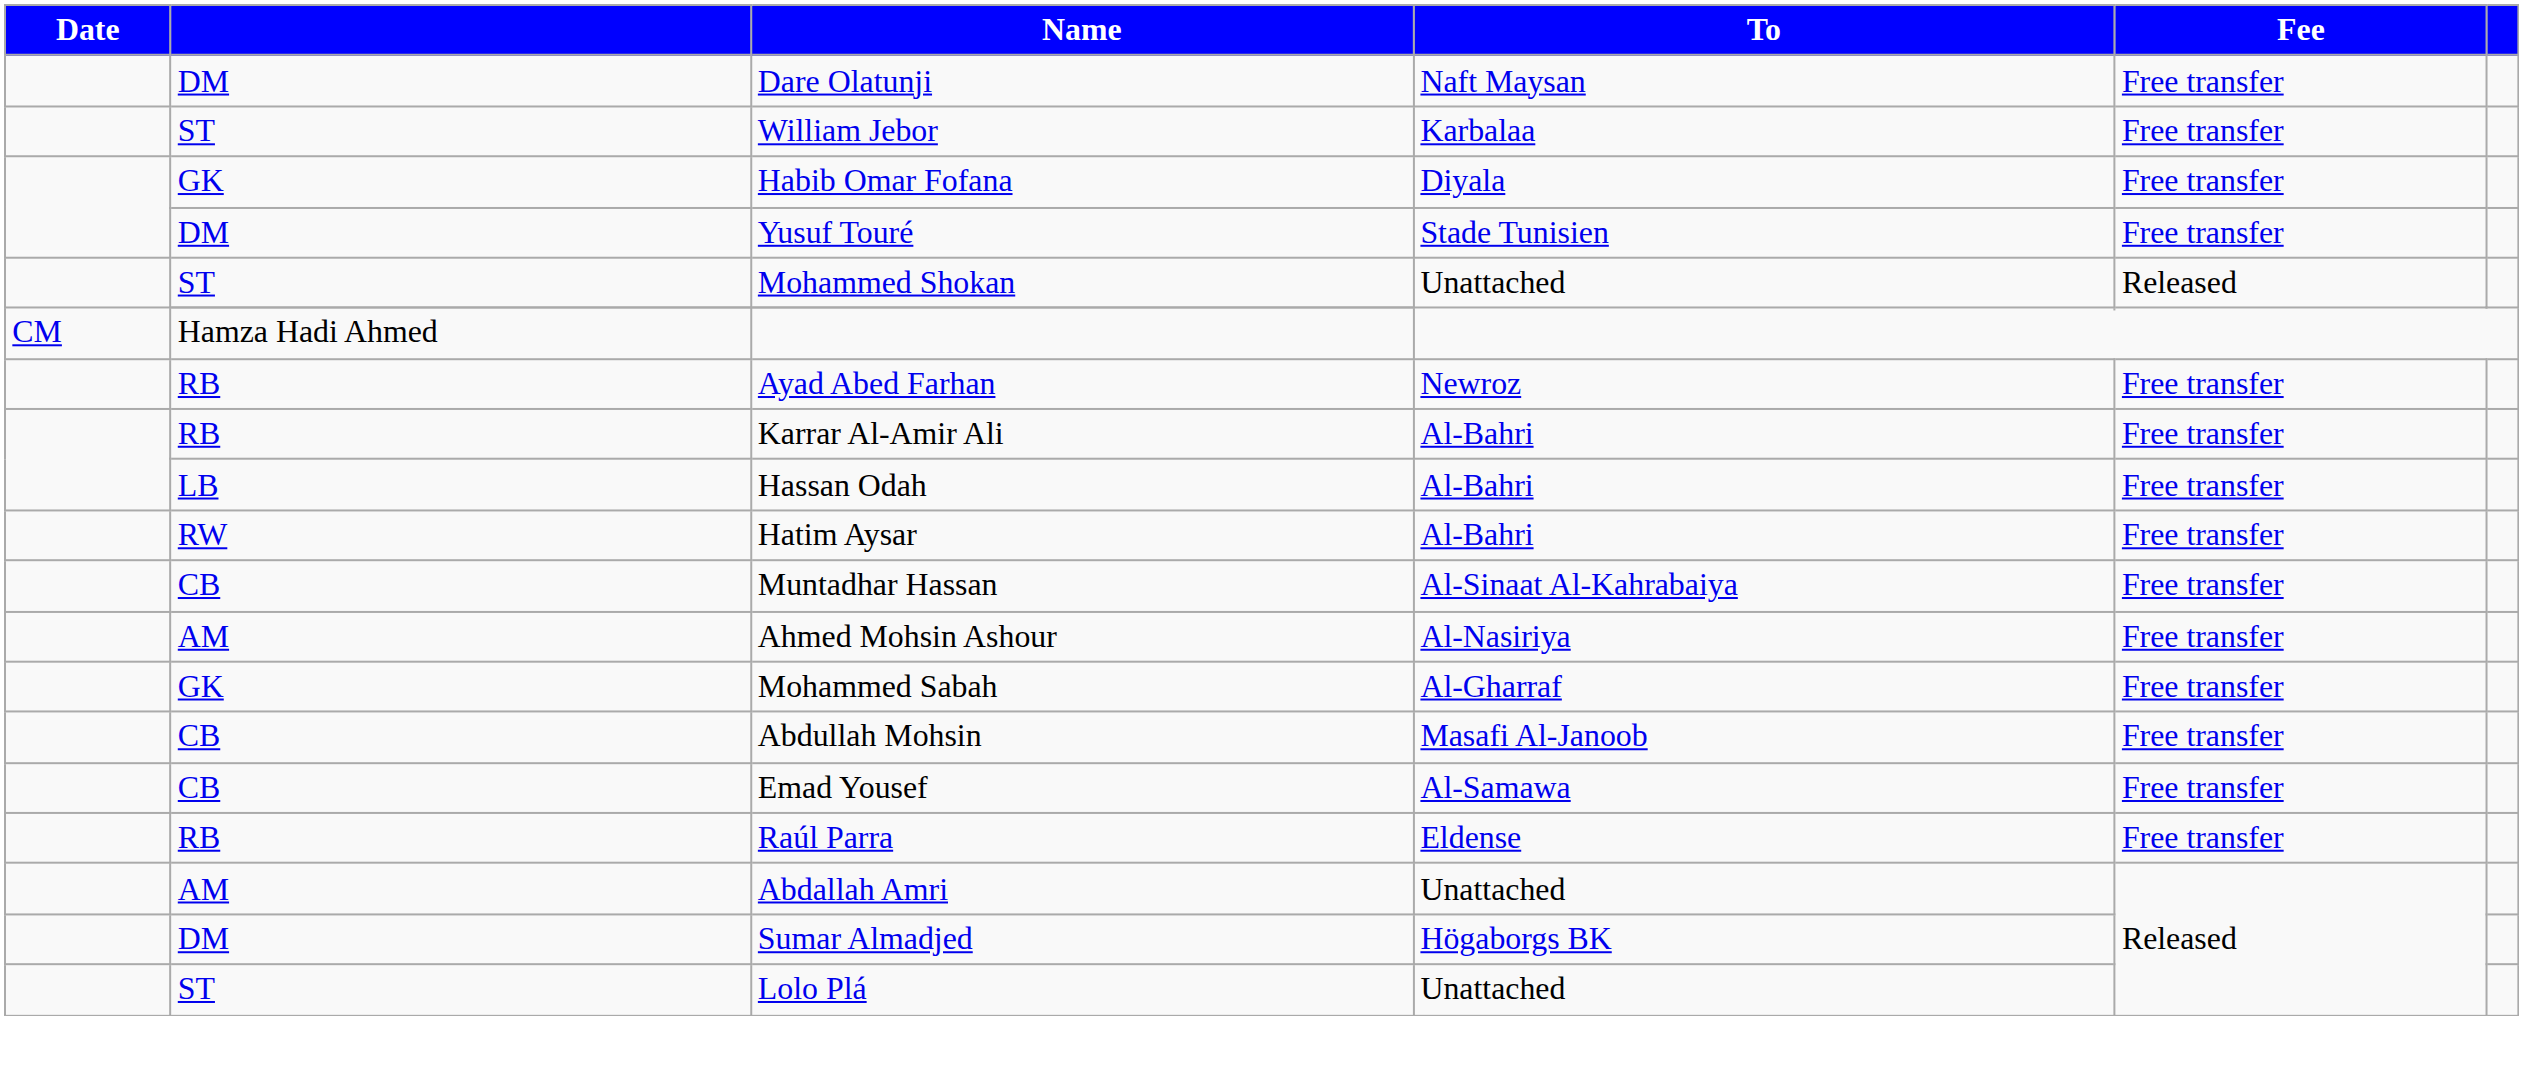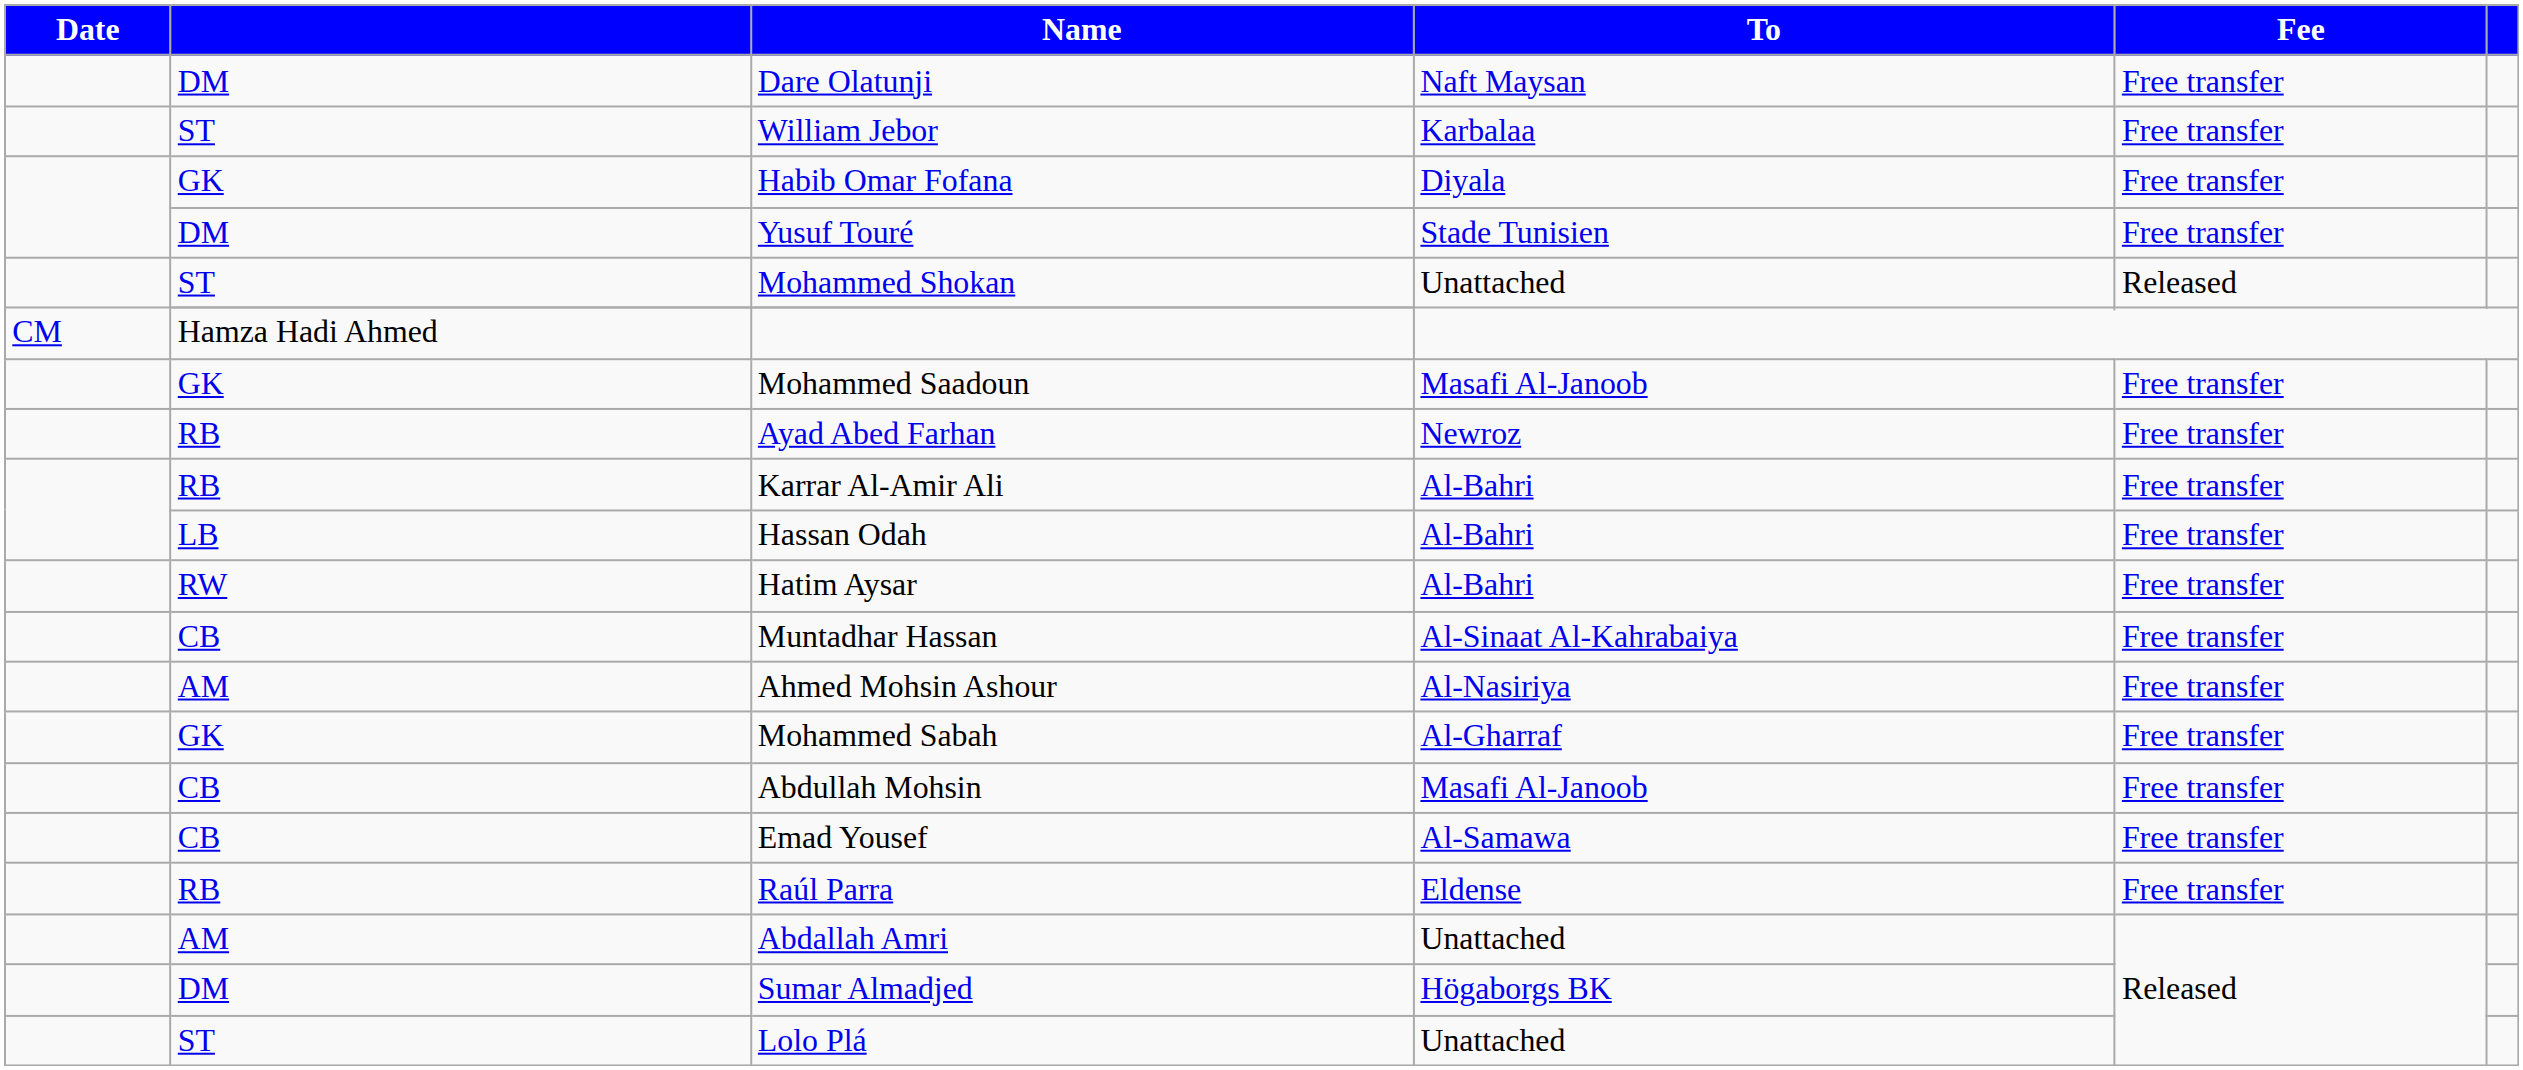+ row: (894, 383)
